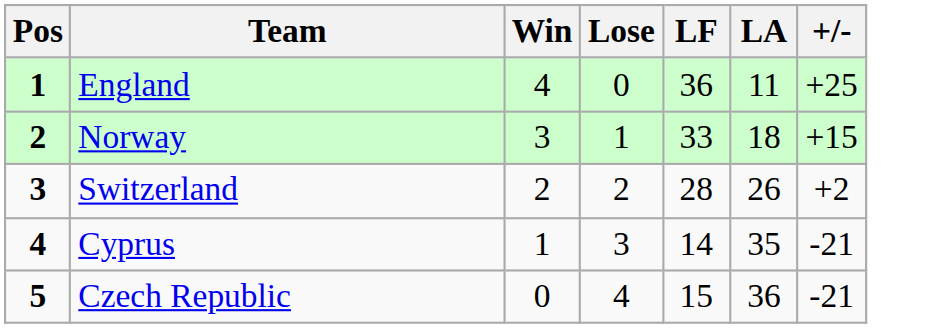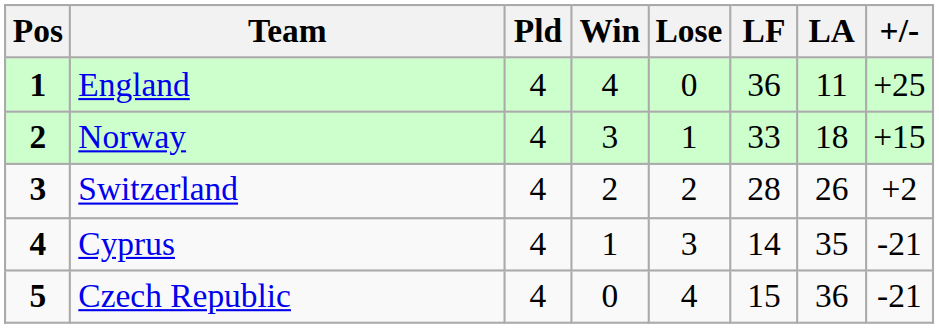+ column: (538, 31)
